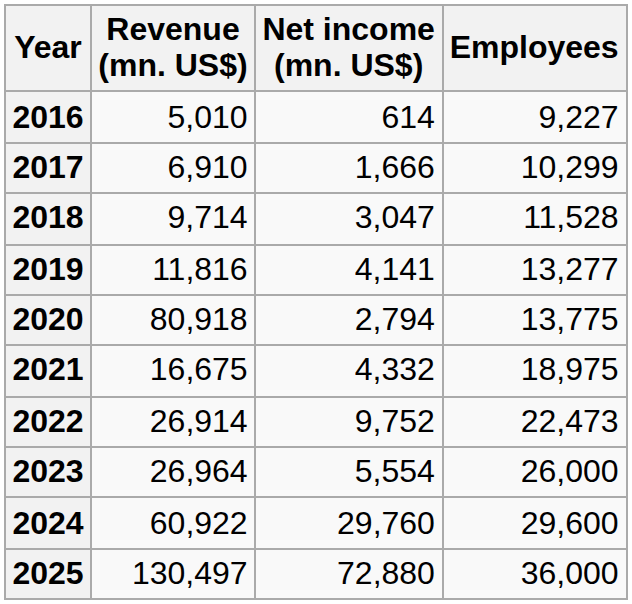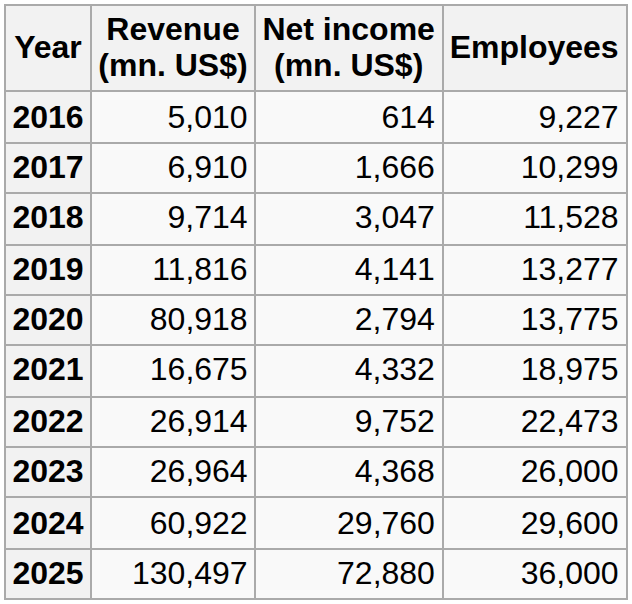(395, 471) 5,554 -> (395, 471) 4,368
